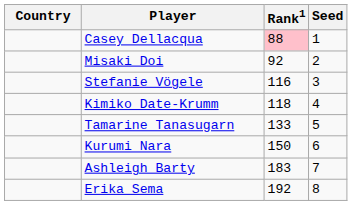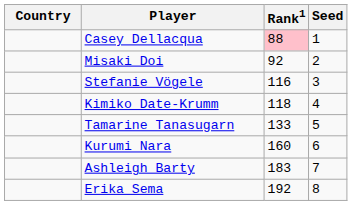(279, 147) 150 -> (279, 147) 160
